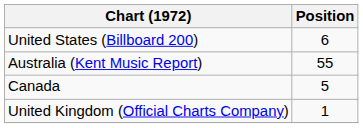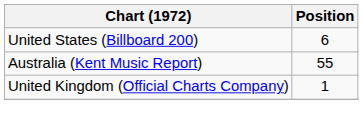- row: (34, 87)
